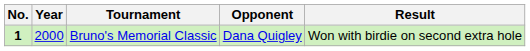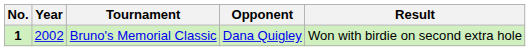(49, 36) 2000 -> (49, 36) 2002
